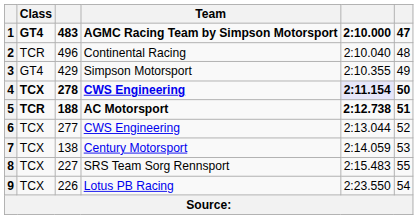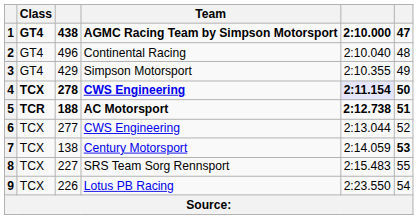(68, 33) 483 -> (68, 33) 438
(32, 52) TCR -> (32, 52) GT4
(404, 147) normal -> (404, 147) bold
